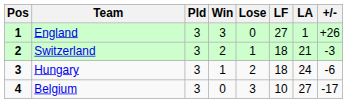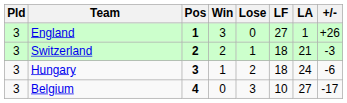columns swapped: (18, 13) <-> (197, 13)
